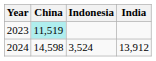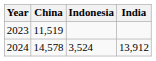(48, 30) paleturquoise background -> (48, 30) no background
(49, 47) 14,598 -> (49, 47) 14,578
